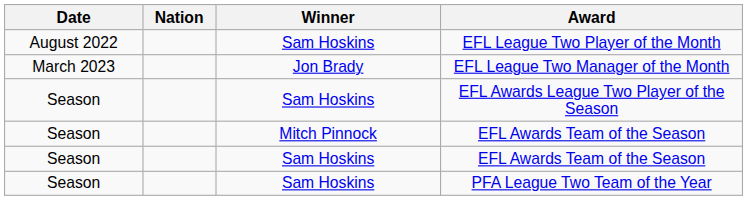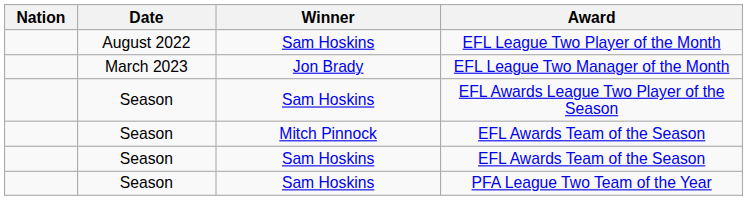columns swapped: (74, 17) <-> (179, 17)
